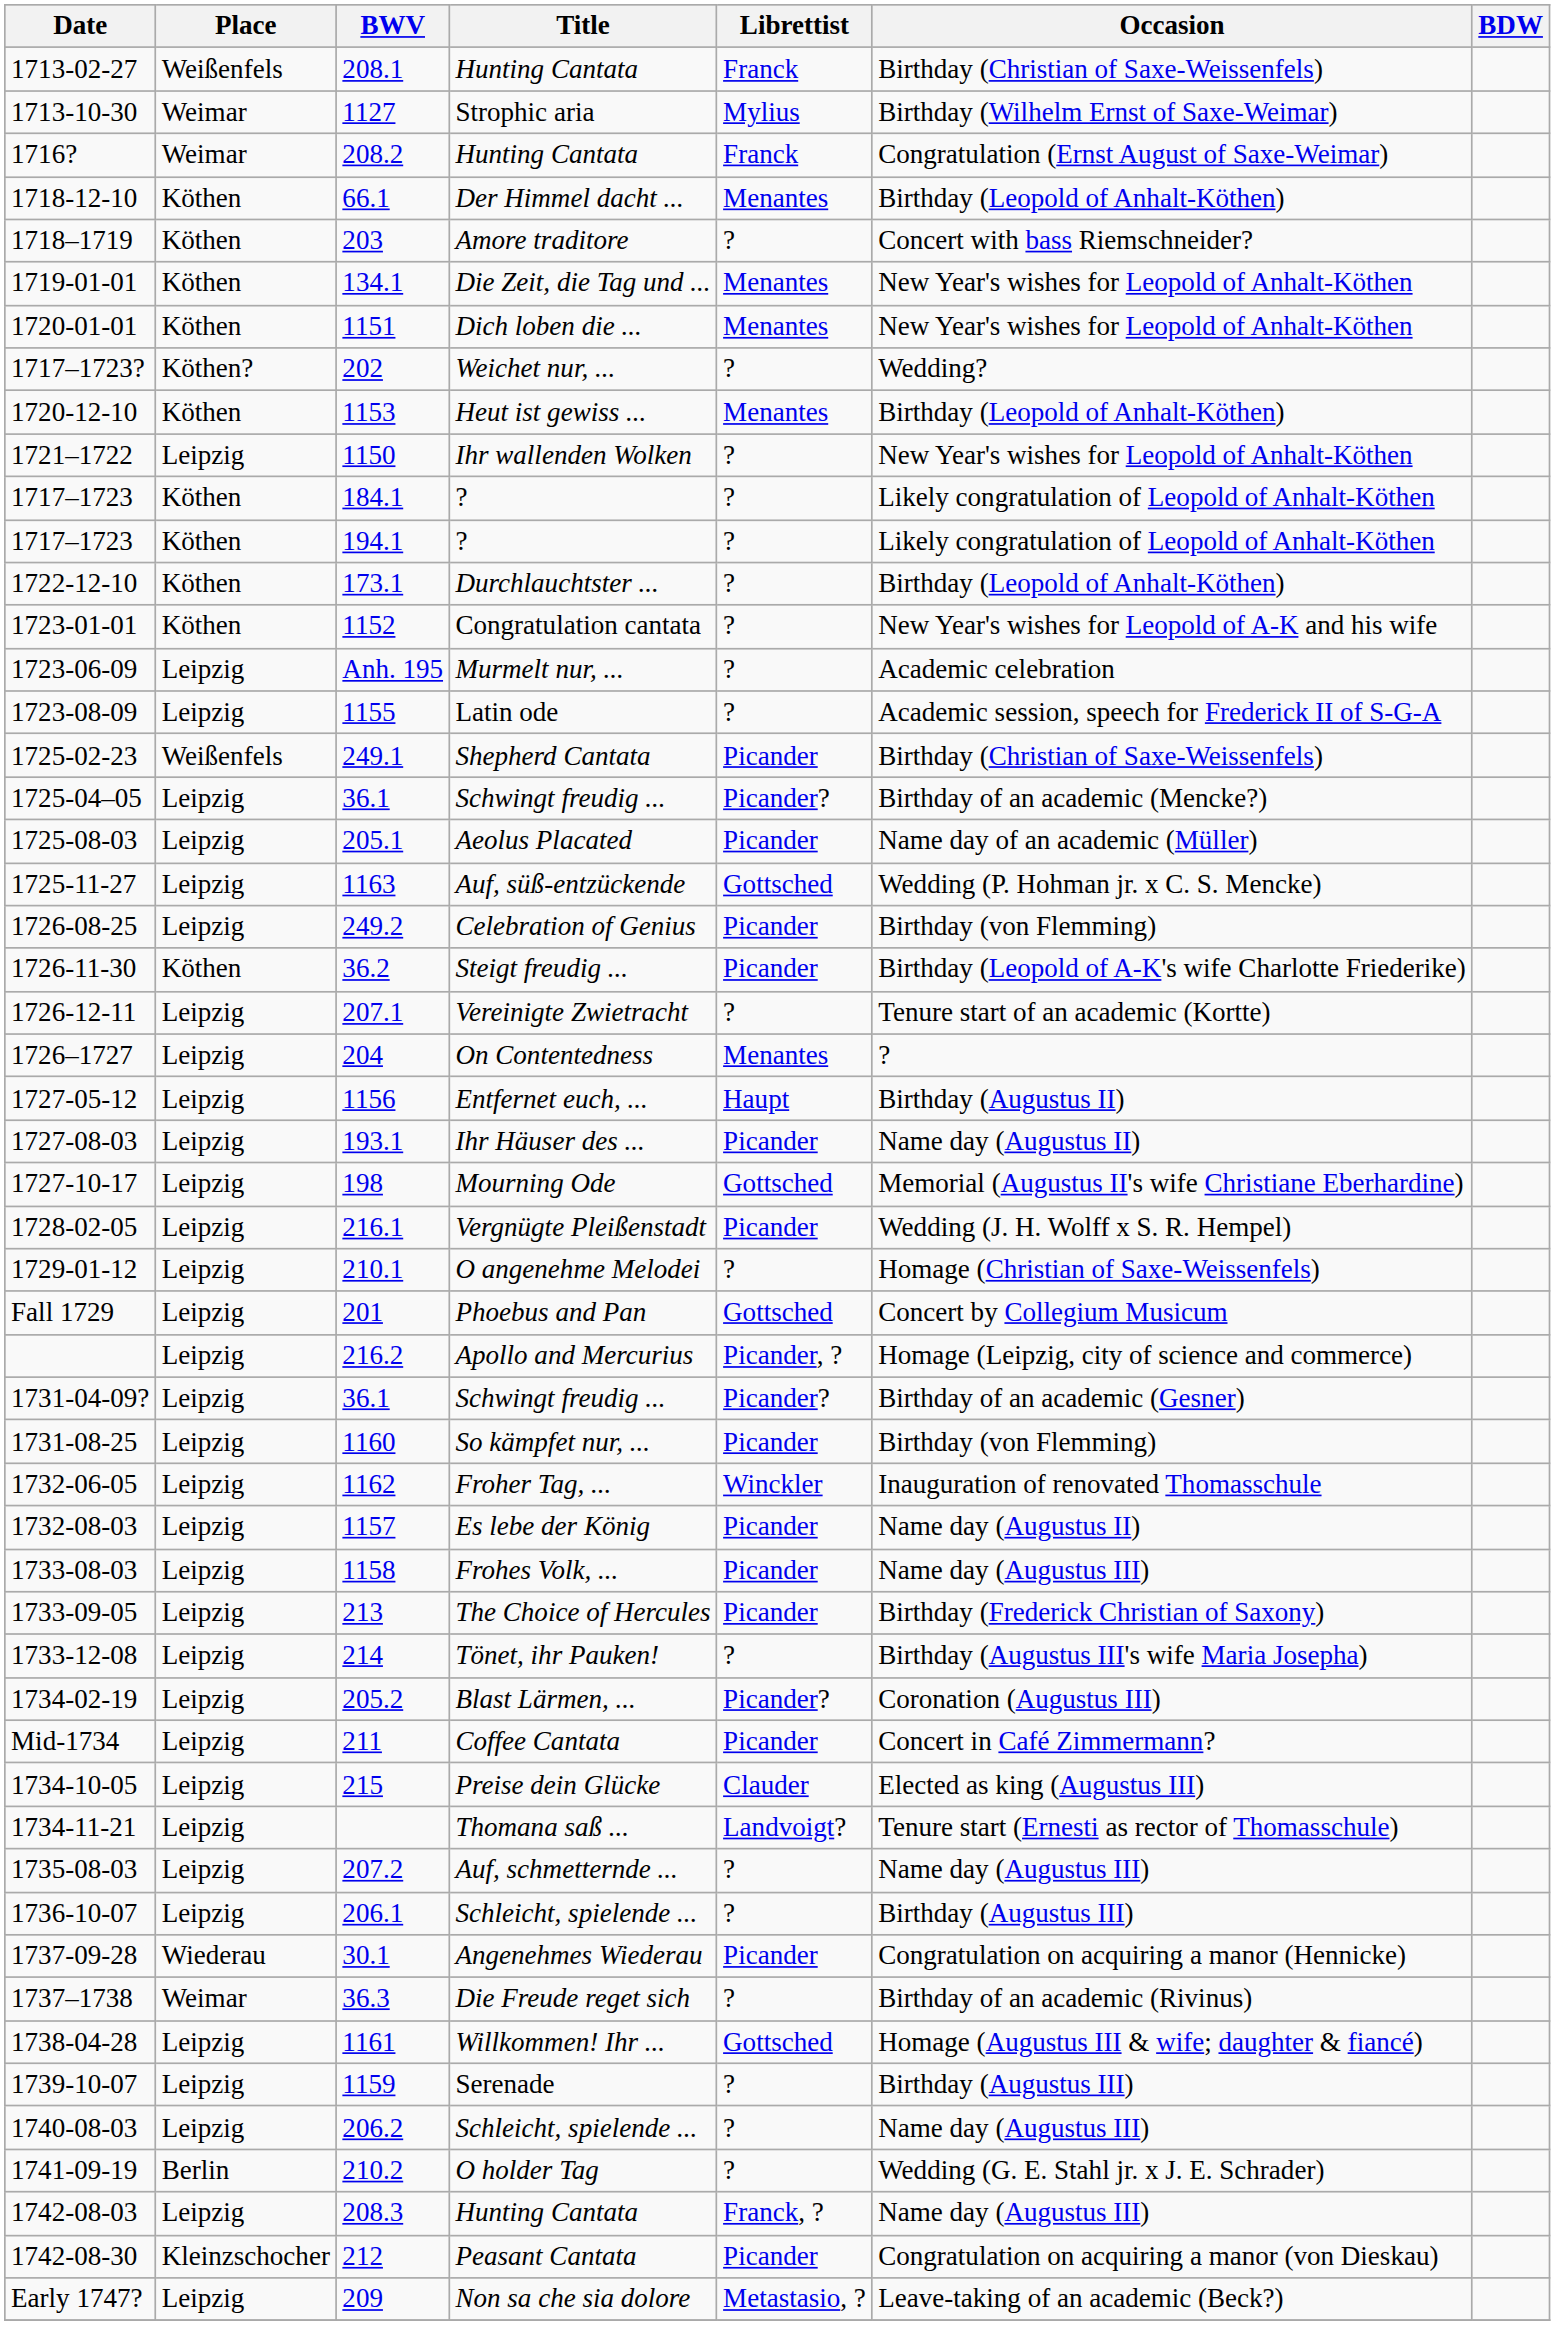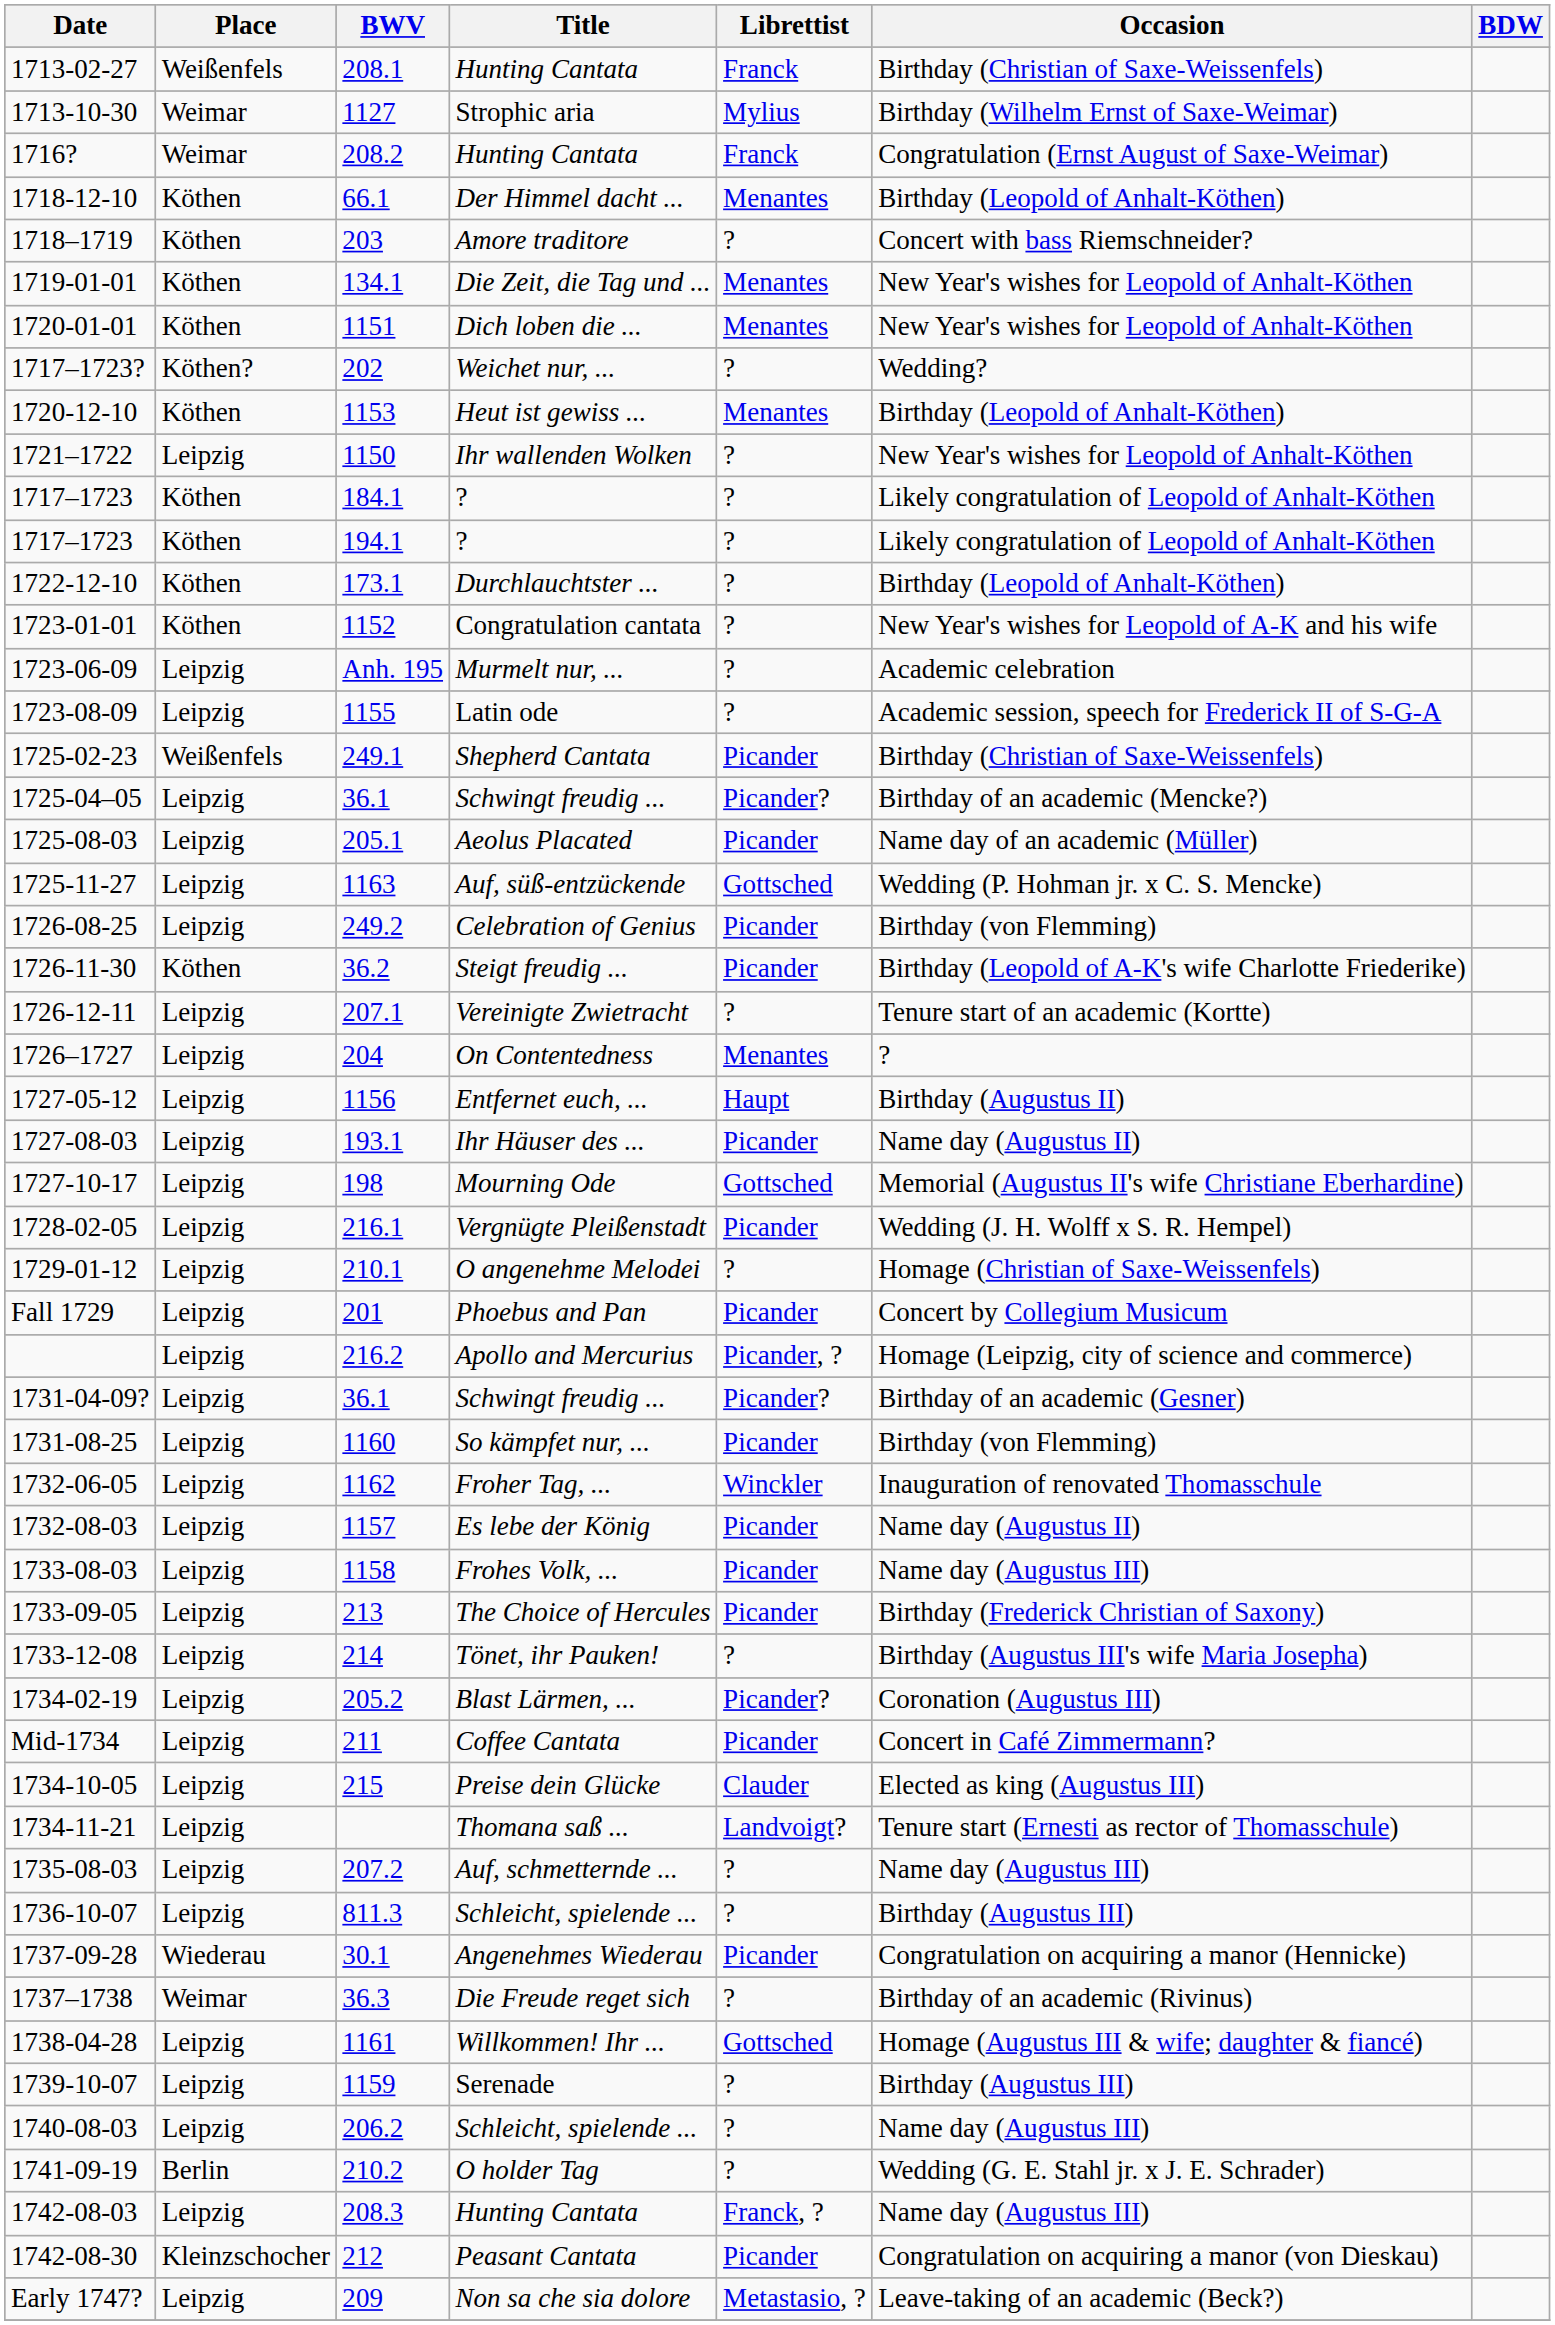(778, 1312) Gottsched -> (770, 1312) Picander
(373, 1912) 206.1 -> (372, 1912) 811.3
